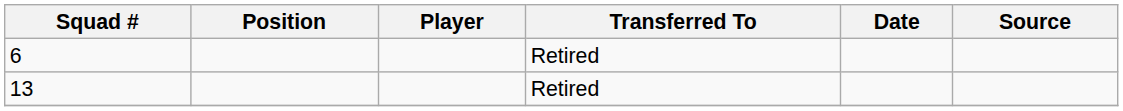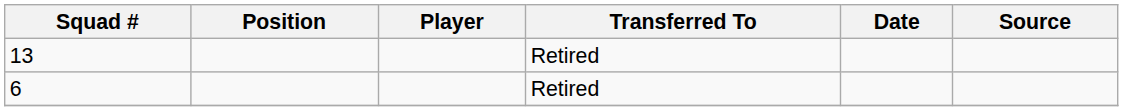rows swapped: (16, 55) <-> (21, 89)
